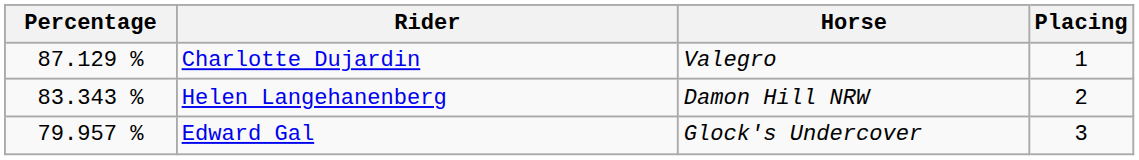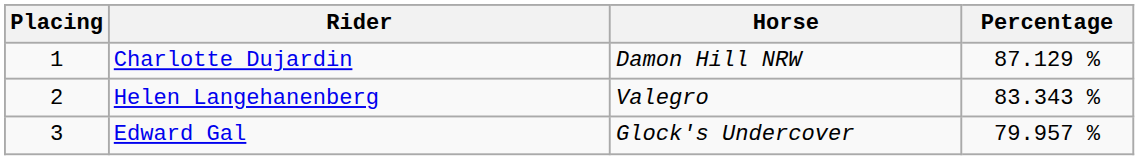columns swapped: (1081, 23) <-> (91, 23)
(730, 60) Valegro -> (709, 60) Damon Hill NRW
(777, 98) Damon Hill NRW -> (662, 98) Valegro
